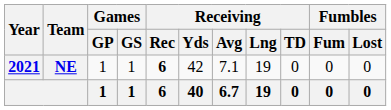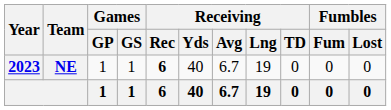(24, 67) 2021 -> (24, 67) 2023
(195, 67) 42 -> (195, 67) 40
(229, 67) 7.1 -> (229, 67) 6.7
